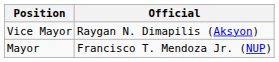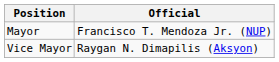rows swapped: (23, 48) <-> (39, 31)
